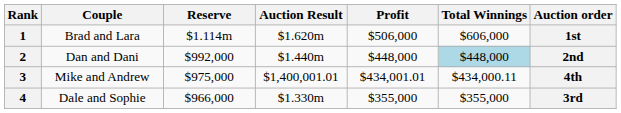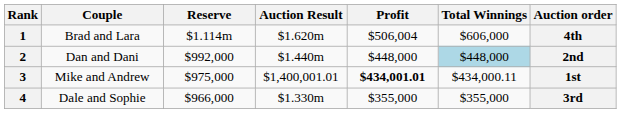(393, 35) $506,000 -> (393, 35) $506,004
(573, 35) 1st -> (573, 35) 4th
(393, 77) normal -> (393, 77) bold
(573, 77) 4th -> (573, 77) 1st
